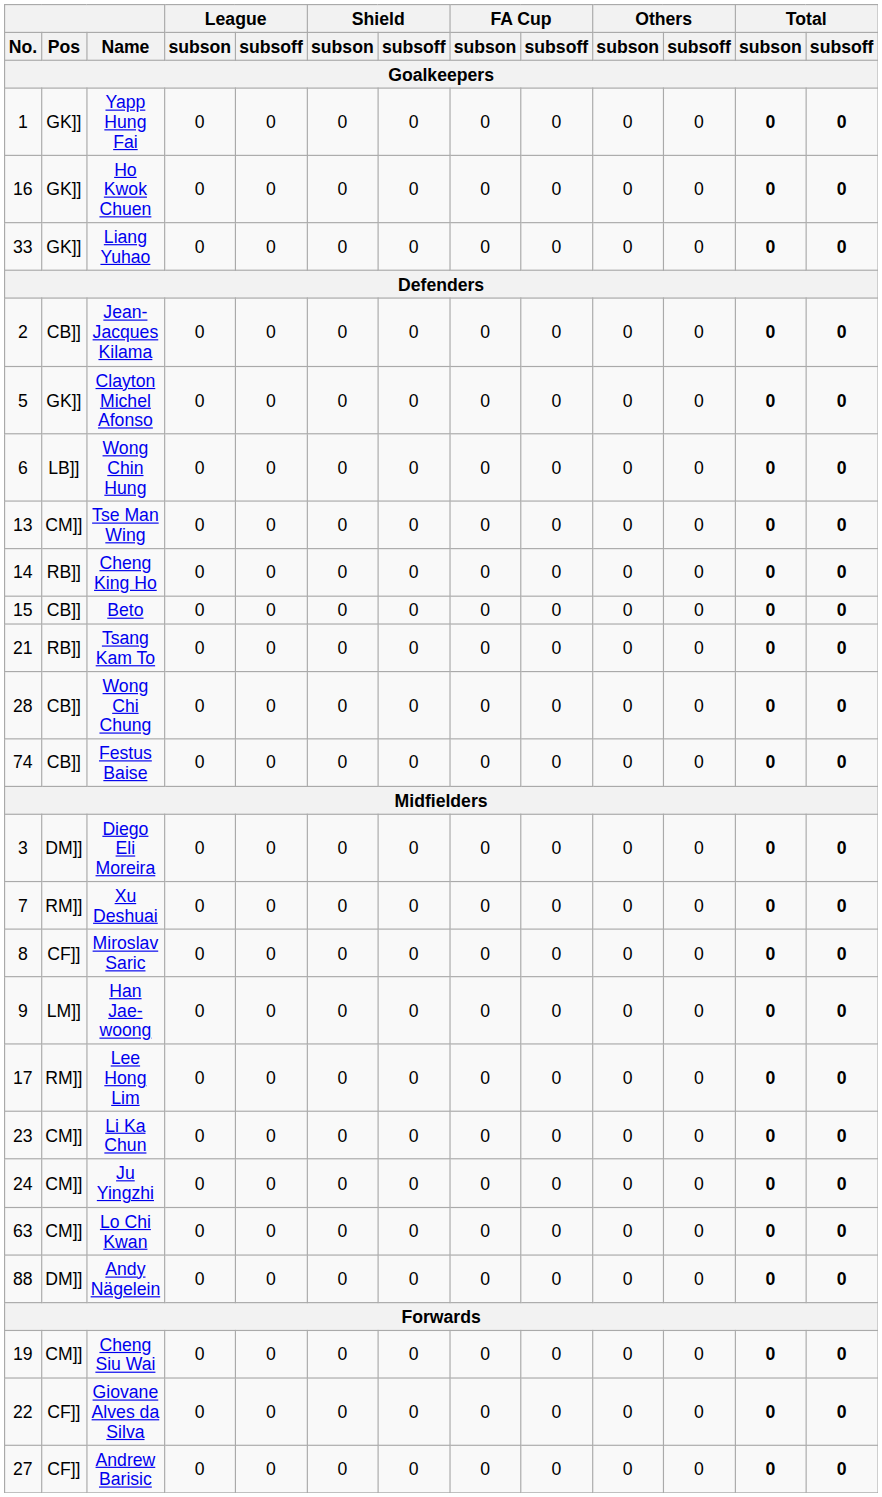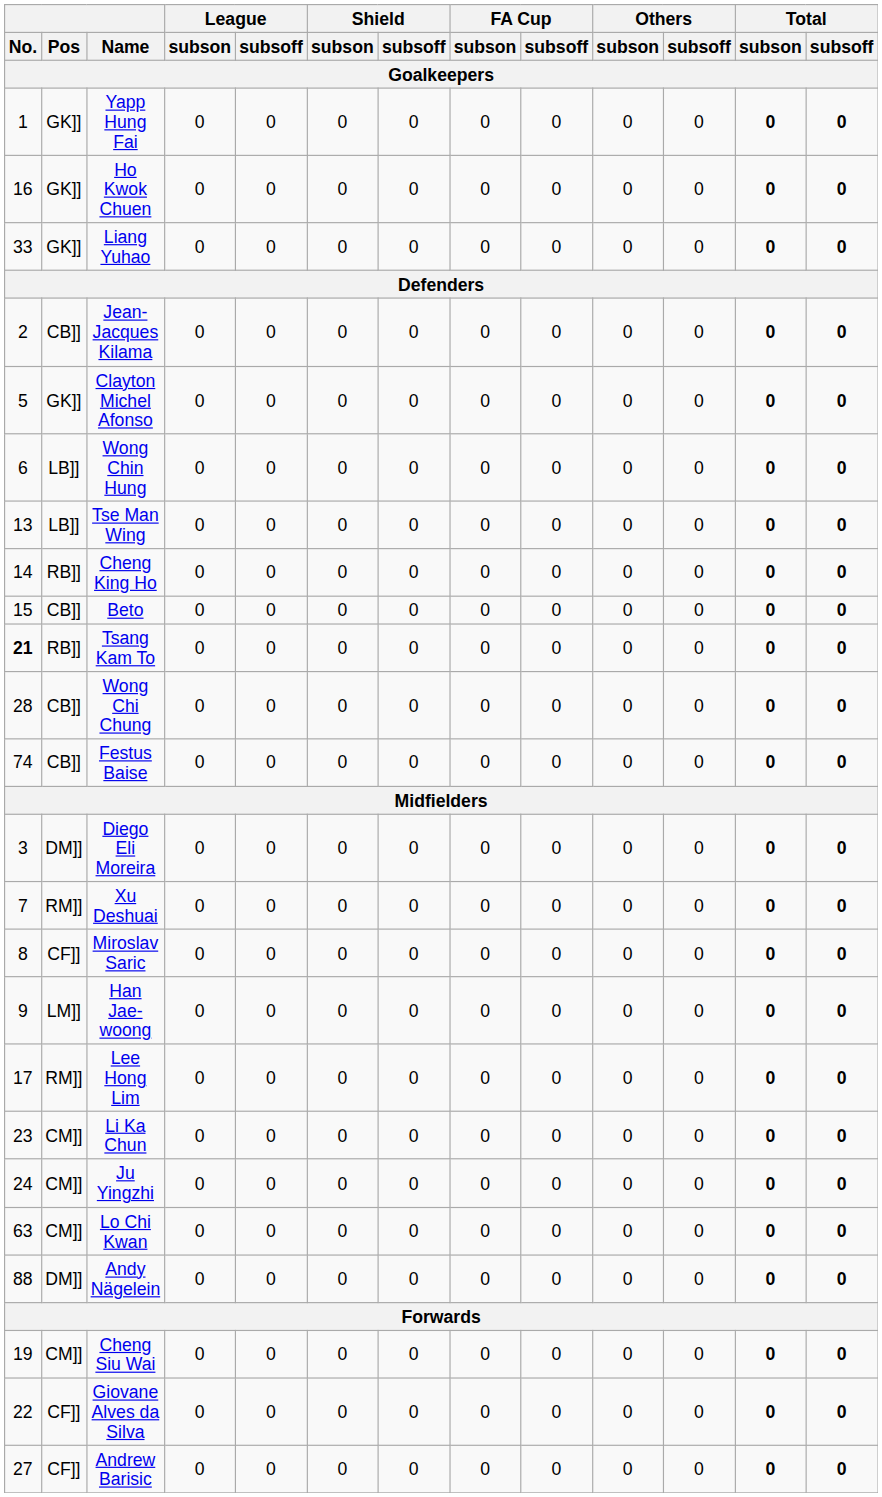(64, 525) CM]] -> (64, 525) LB]]
(23, 648) normal -> (23, 648) bold
